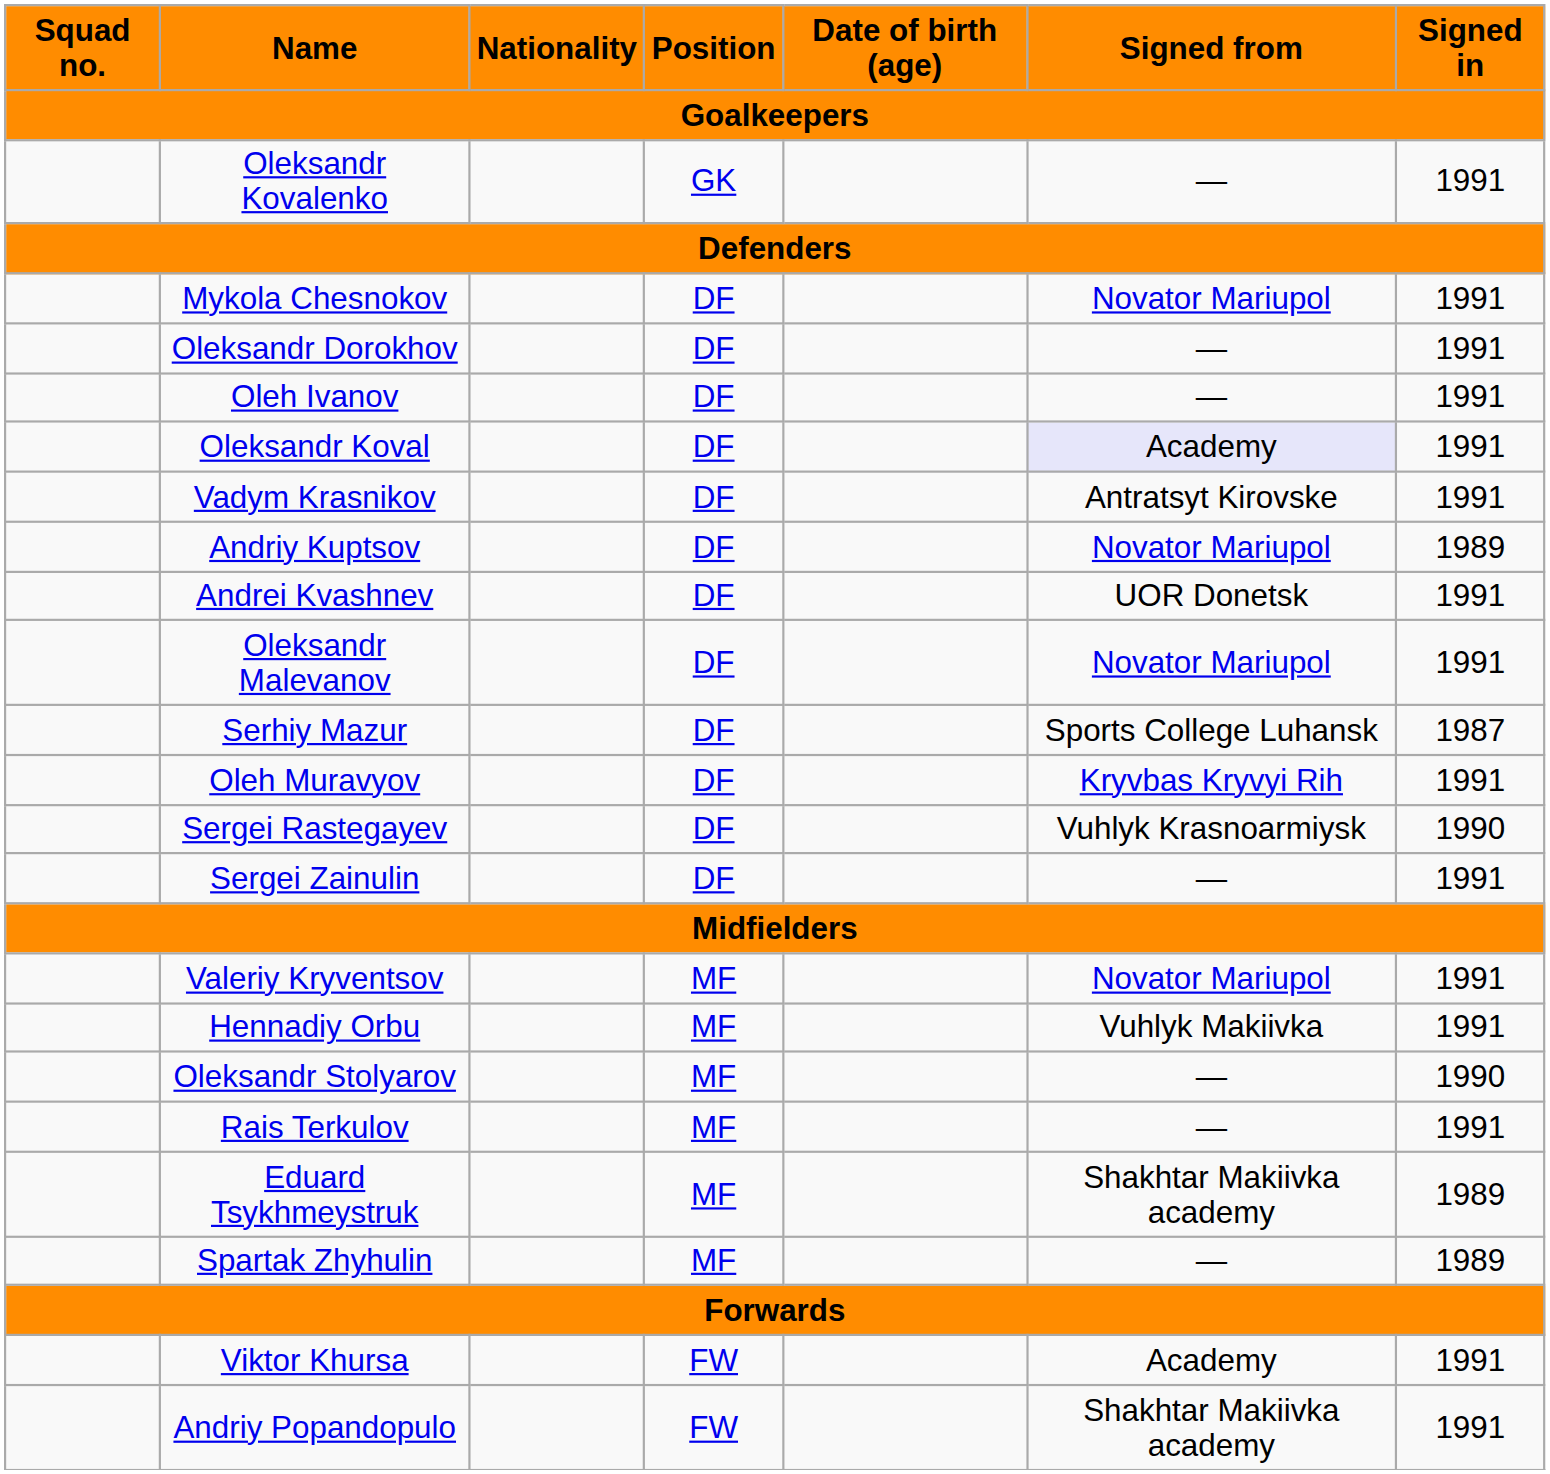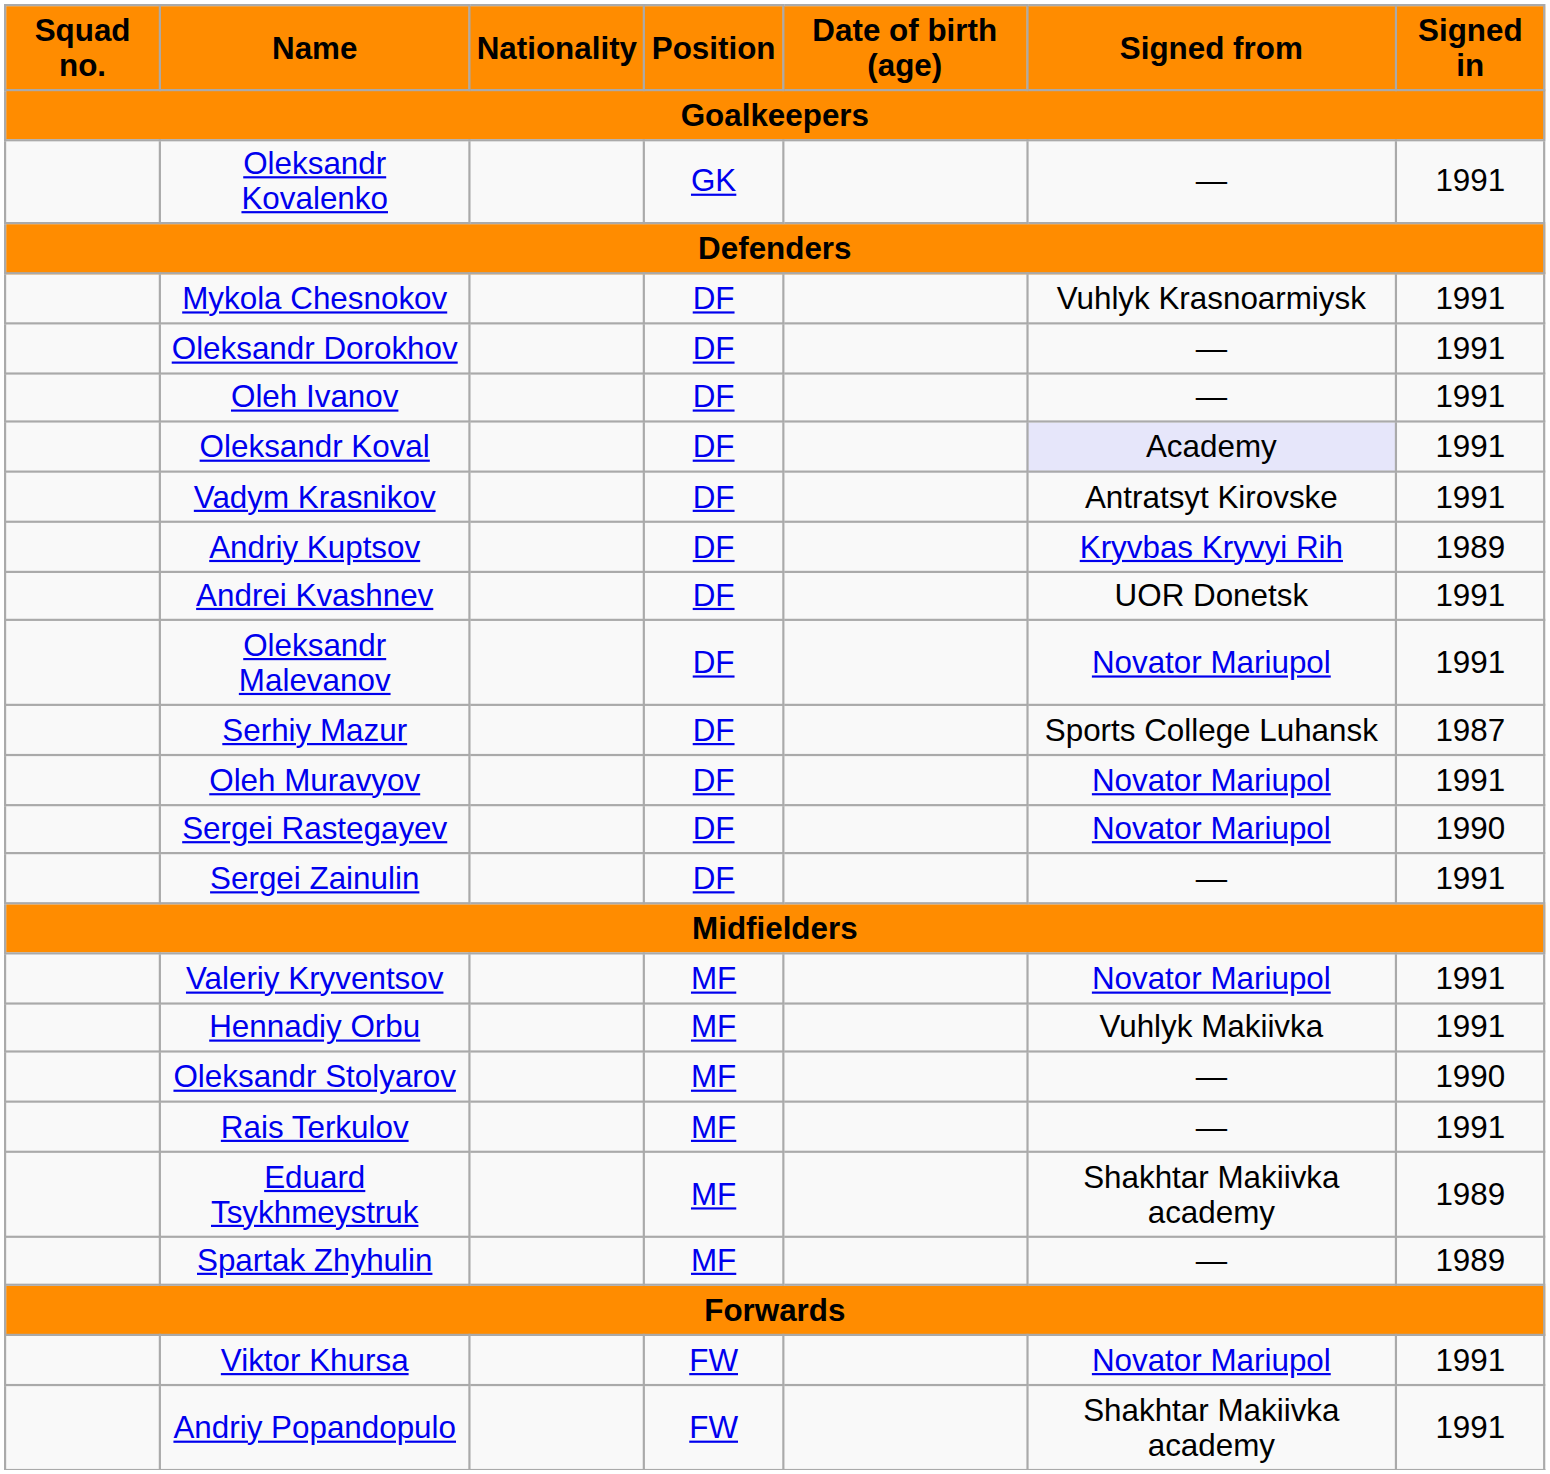(1211, 298) Novator Mariupol -> (1211, 298) Vuhlyk Krasnoarmiysk
(1211, 546) Novator Mariupol -> (1211, 546) Kryvbas Kryvyi Rih
(1211, 780) Kryvbas Kryvyi Rih -> (1211, 780) Novator Mariupol
(1211, 829) Vuhlyk Krasnoarmiysk -> (1211, 829) Novator Mariupol
(1211, 1360) Academy -> (1211, 1360) Novator Mariupol
